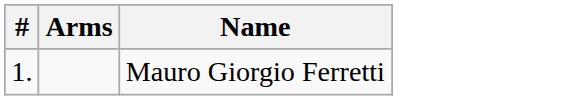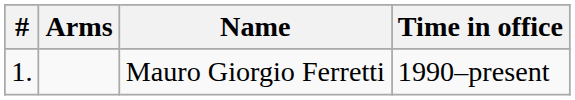+ column: (480, 26)
